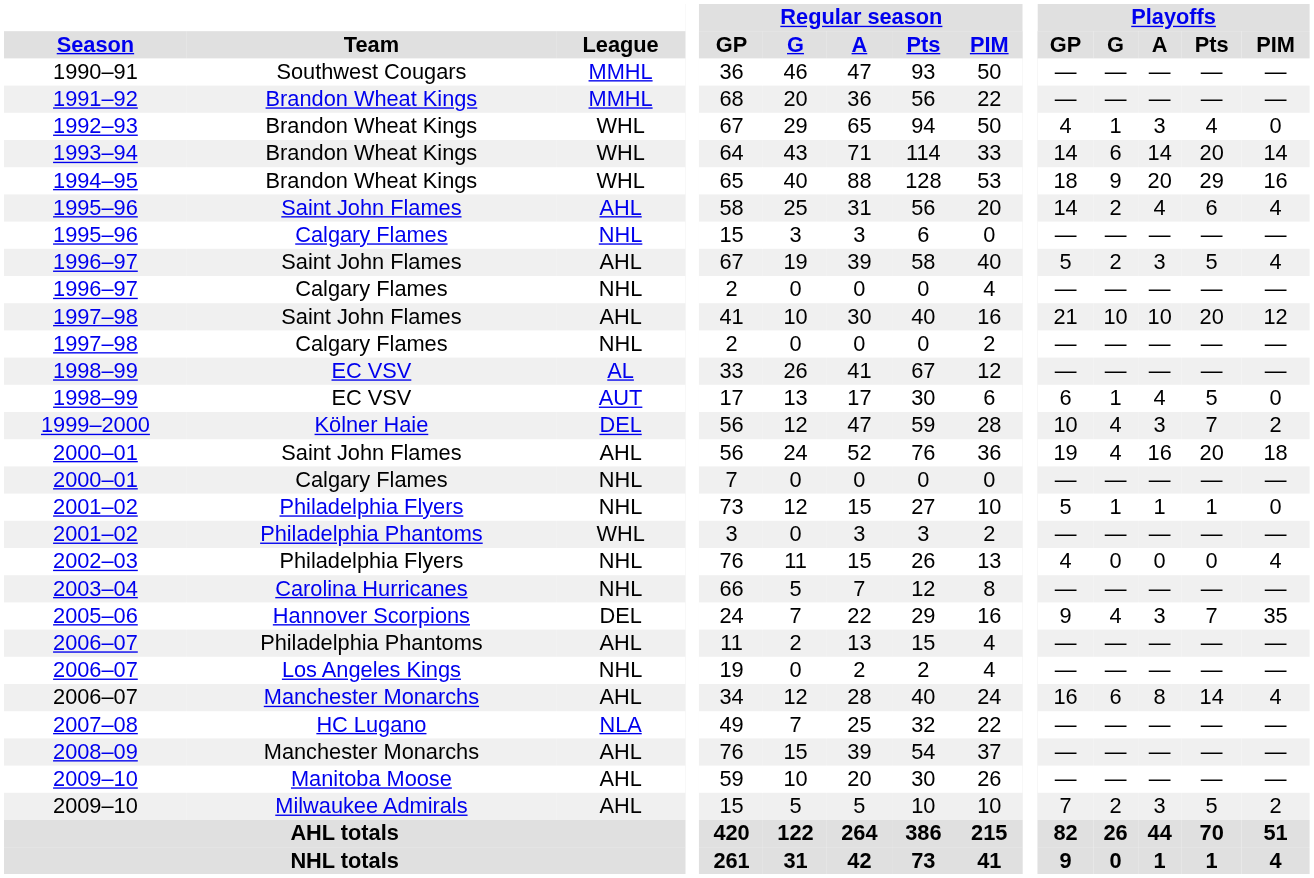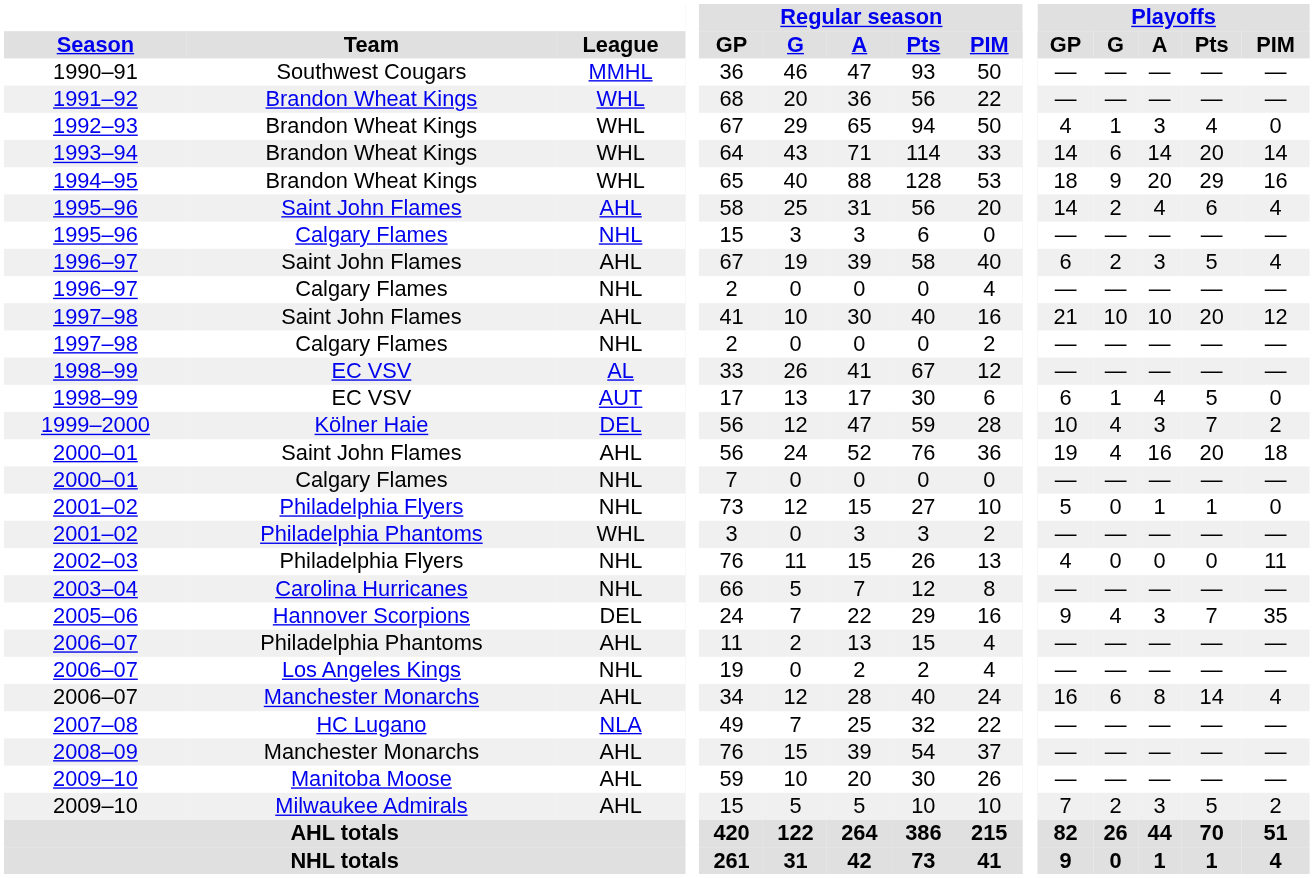(621, 99) MMHL -> (621, 99) WHL
(1066, 262) 5 -> (1066, 262) 6
(1116, 507) 1 -> (1116, 507) 0
(1276, 561) 4 -> (1276, 561) 11
